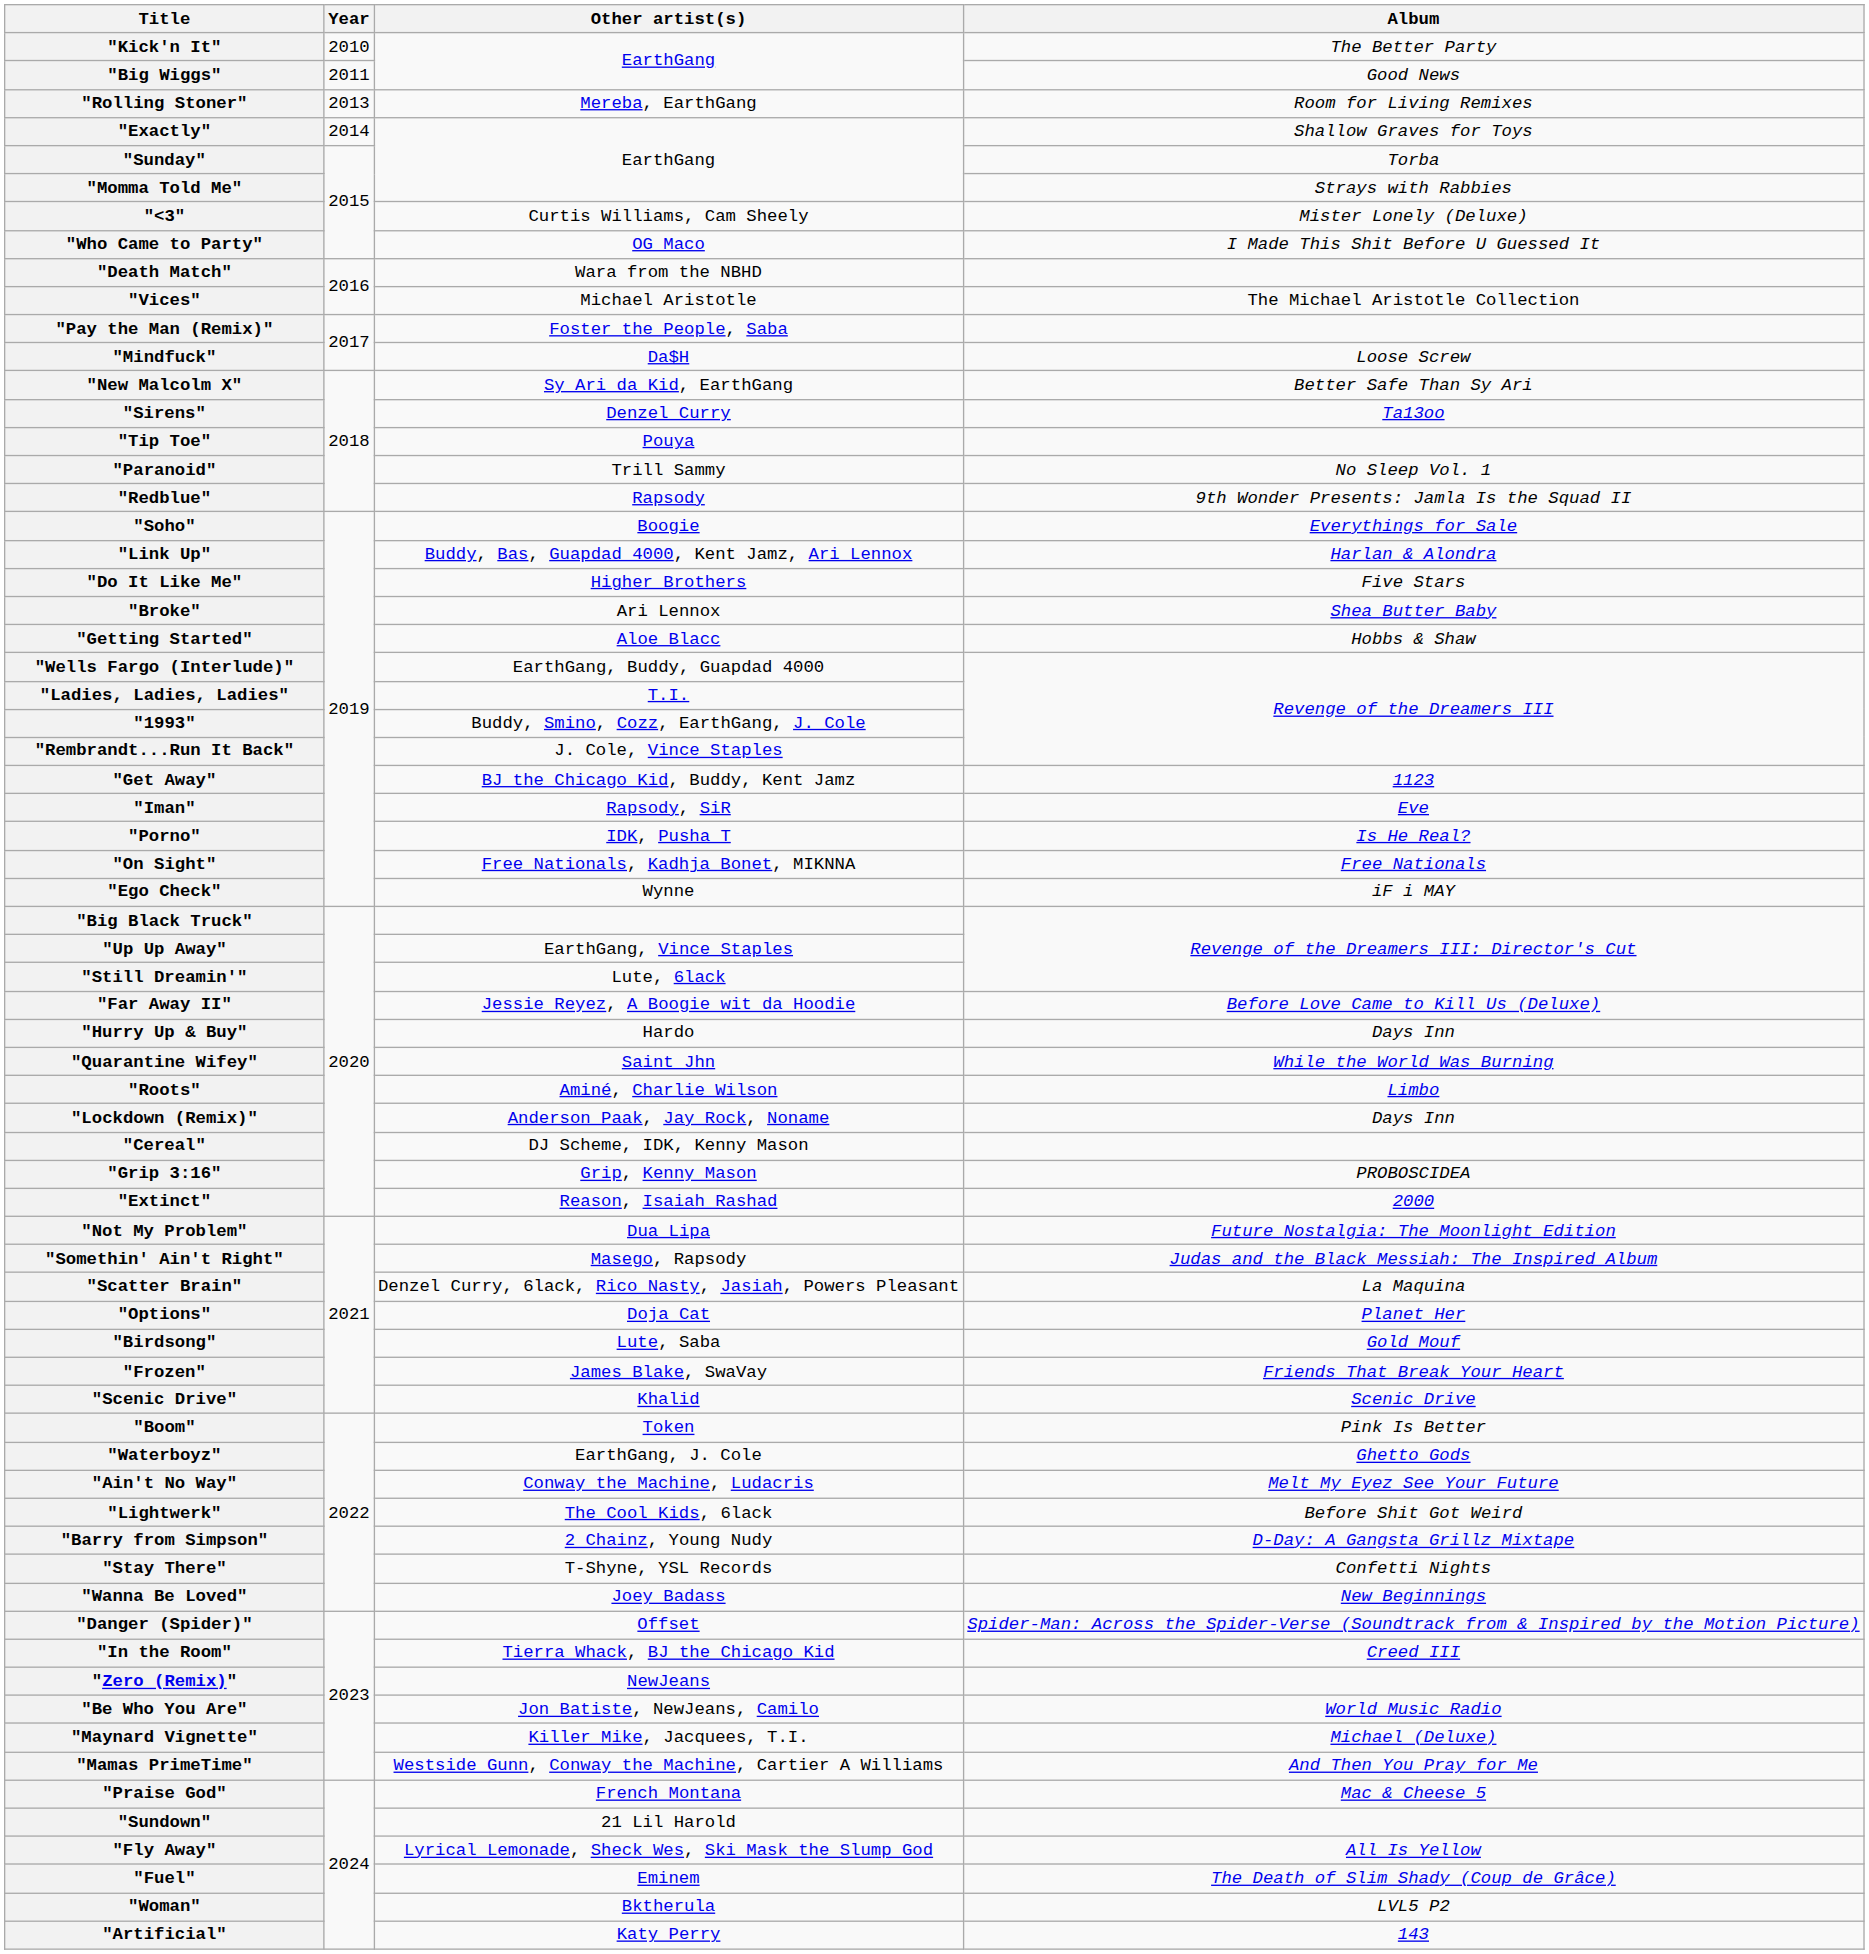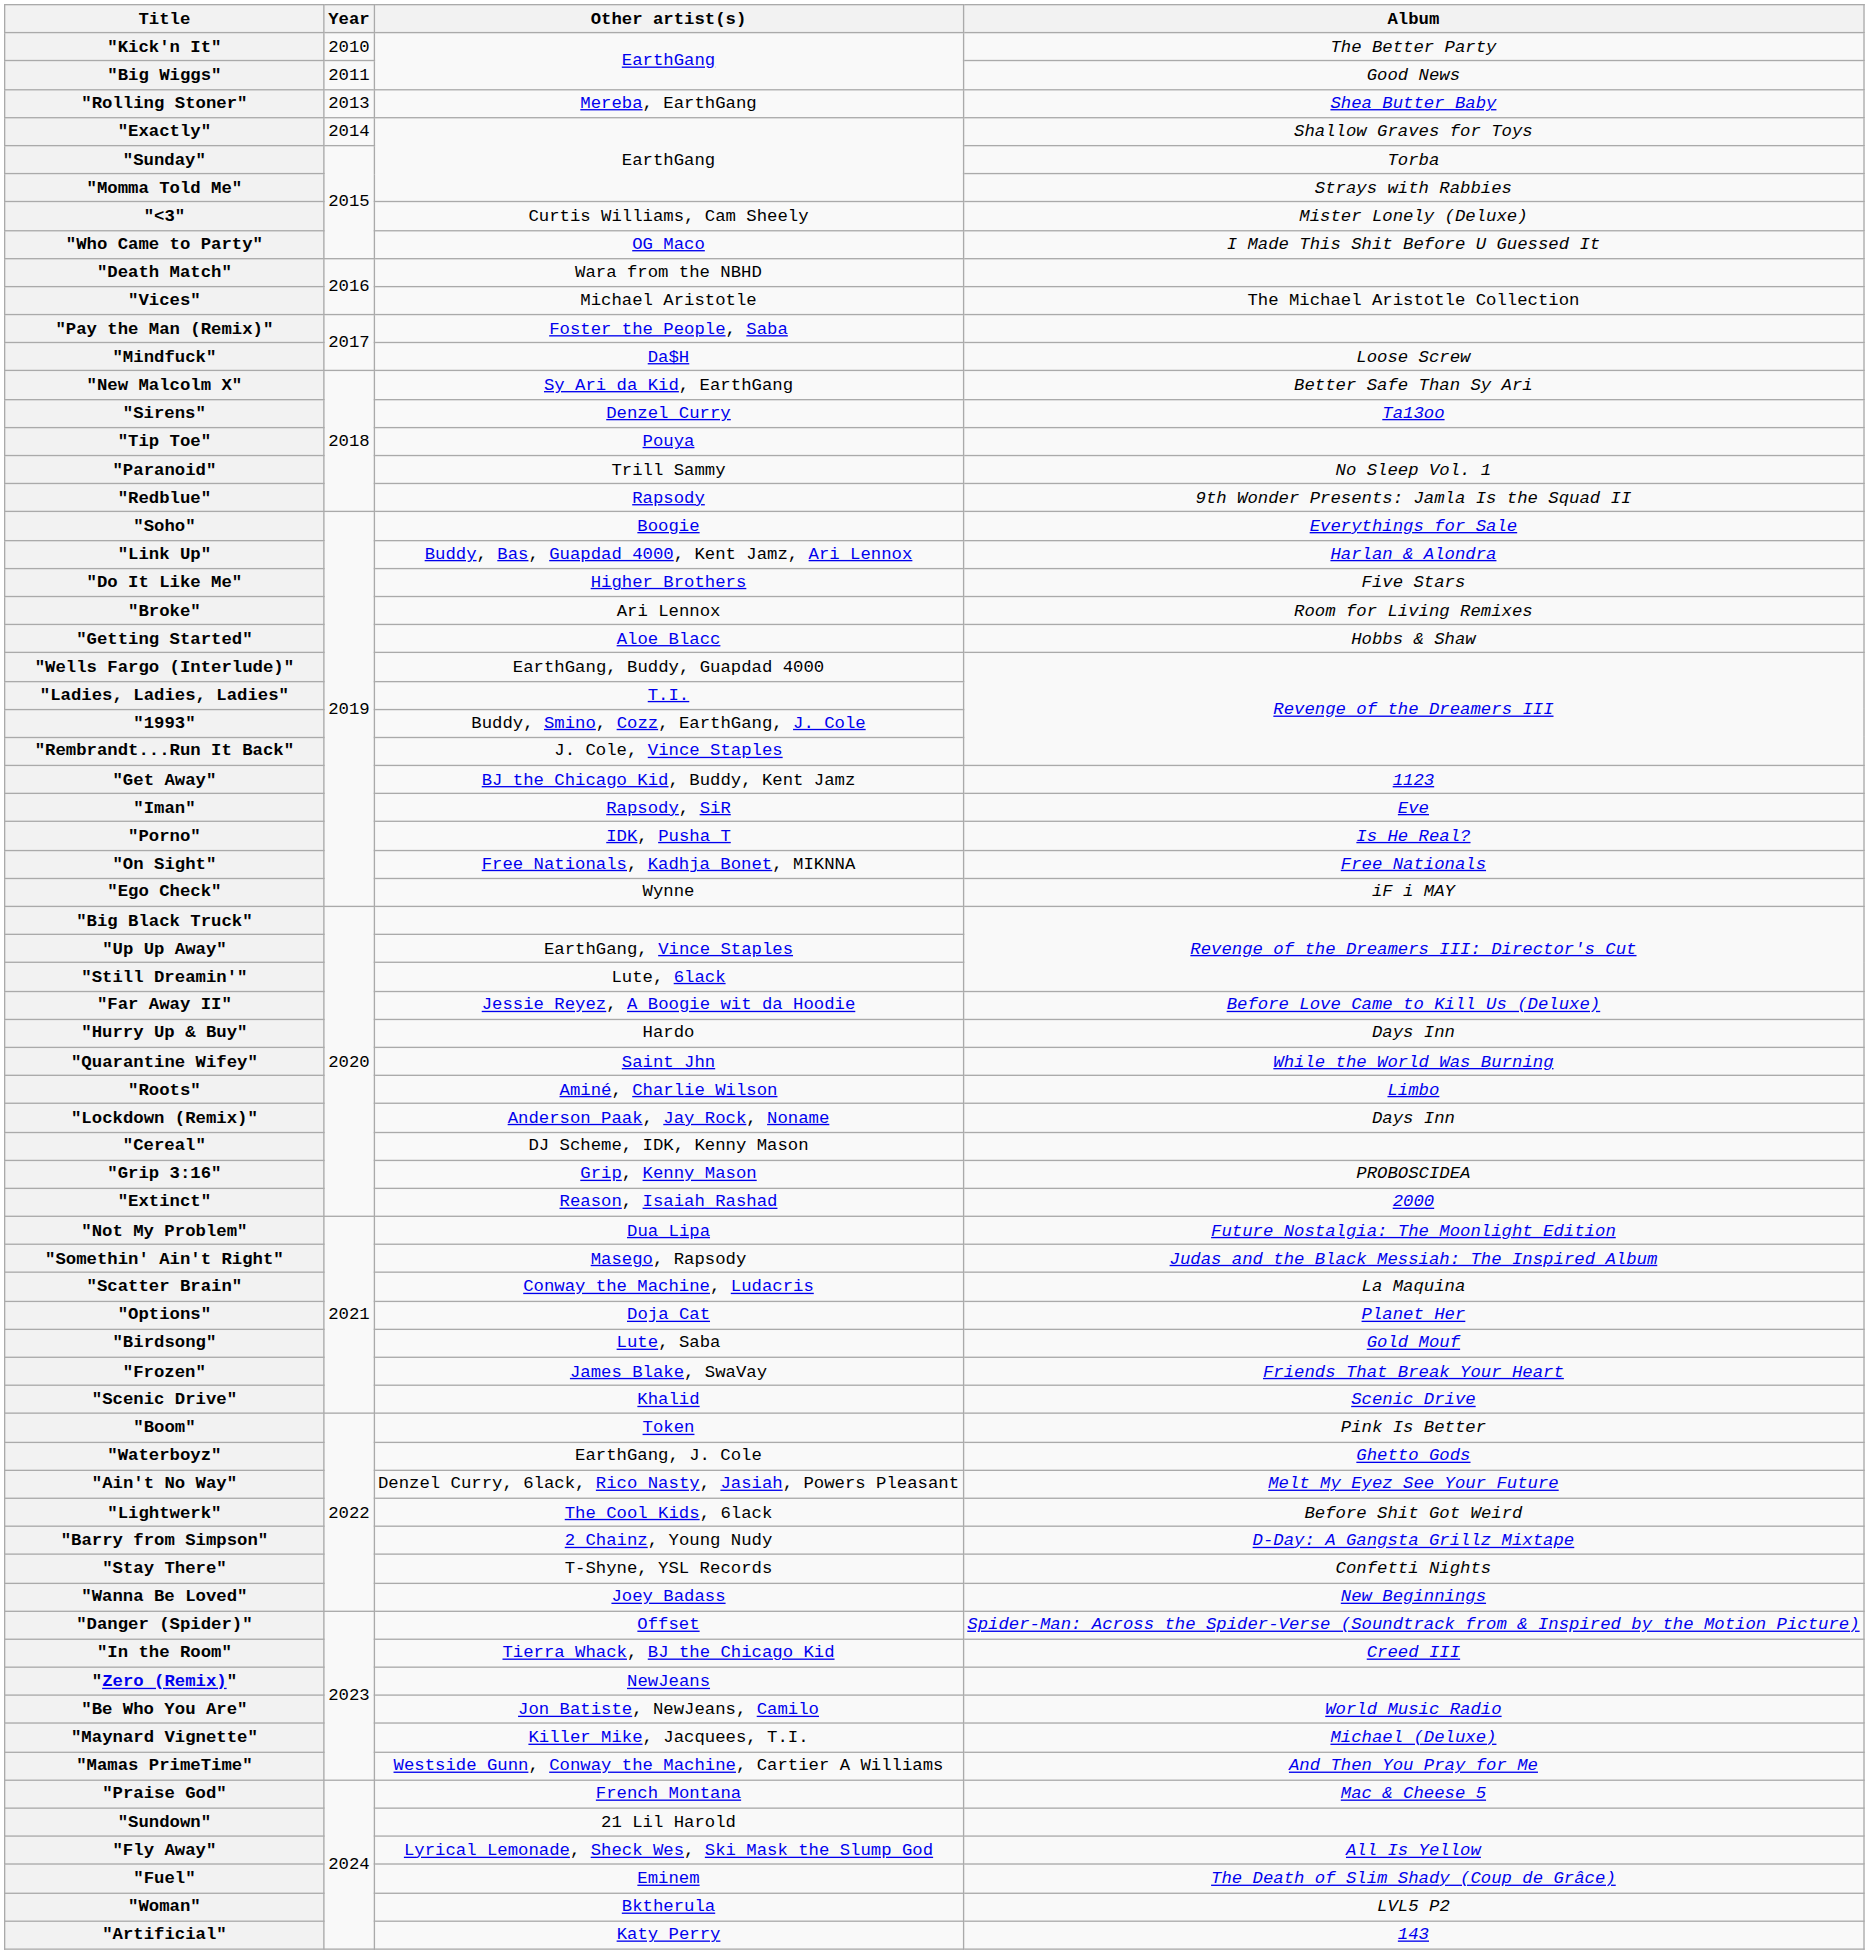(1413, 103) Room for Living Remixes -> (1413, 103) Shea Butter Baby
(1413, 611) Shea Butter Baby -> (1413, 611) Room for Living Remixes
(669, 1287) Denzel Curry, 6lack, Rico Nasty, Jasiah, Powers Pleasant -> (669, 1287) Conway the Machine, Ludacris
(669, 1484) Conway the Machine, Ludacris -> (669, 1484) Denzel Curry, 6lack, Rico Nasty, Jasiah, Powers Pleasant
